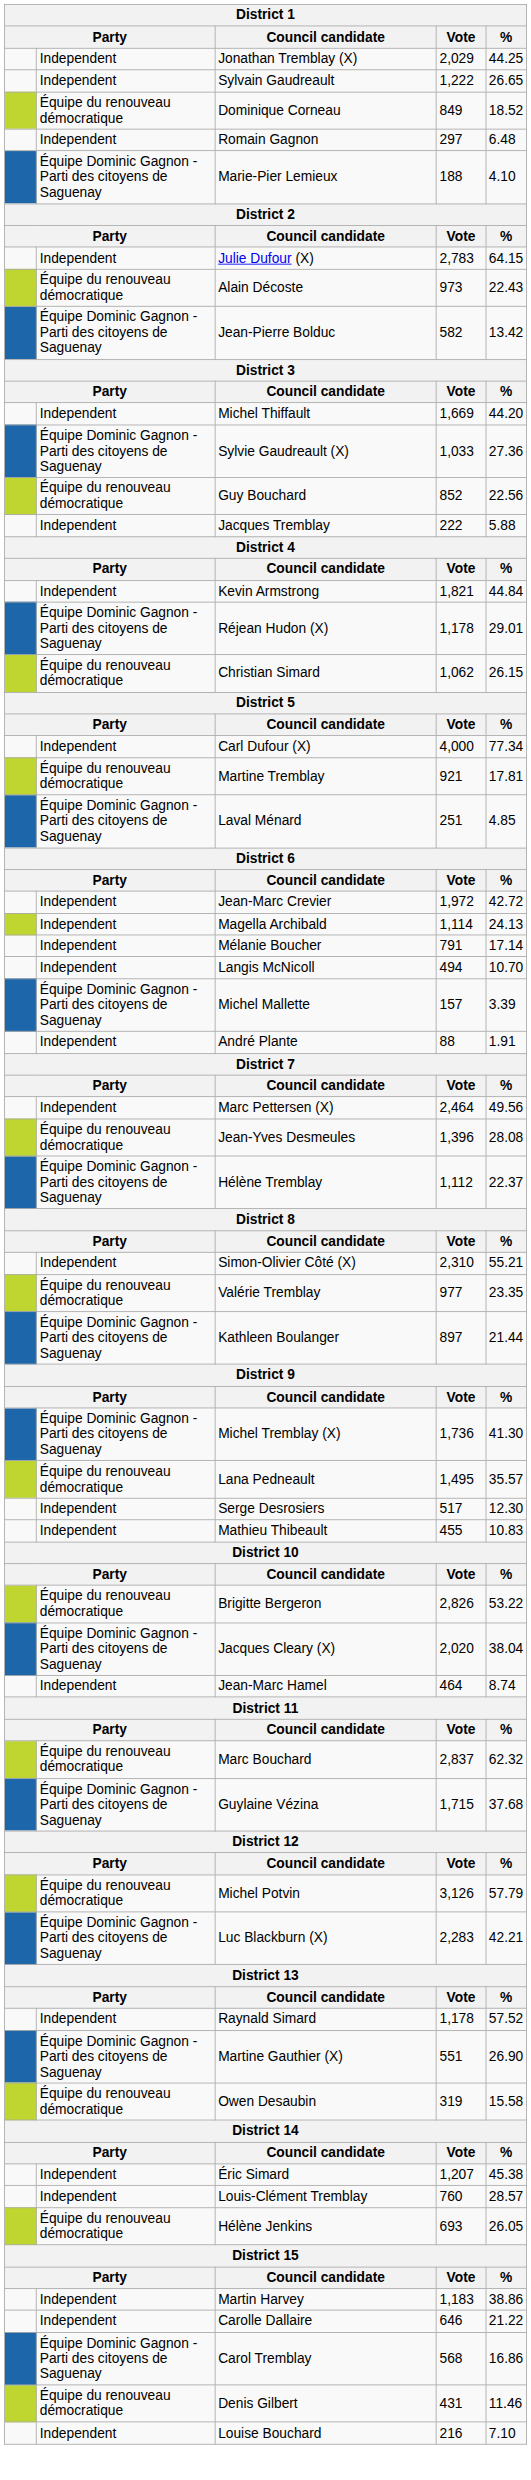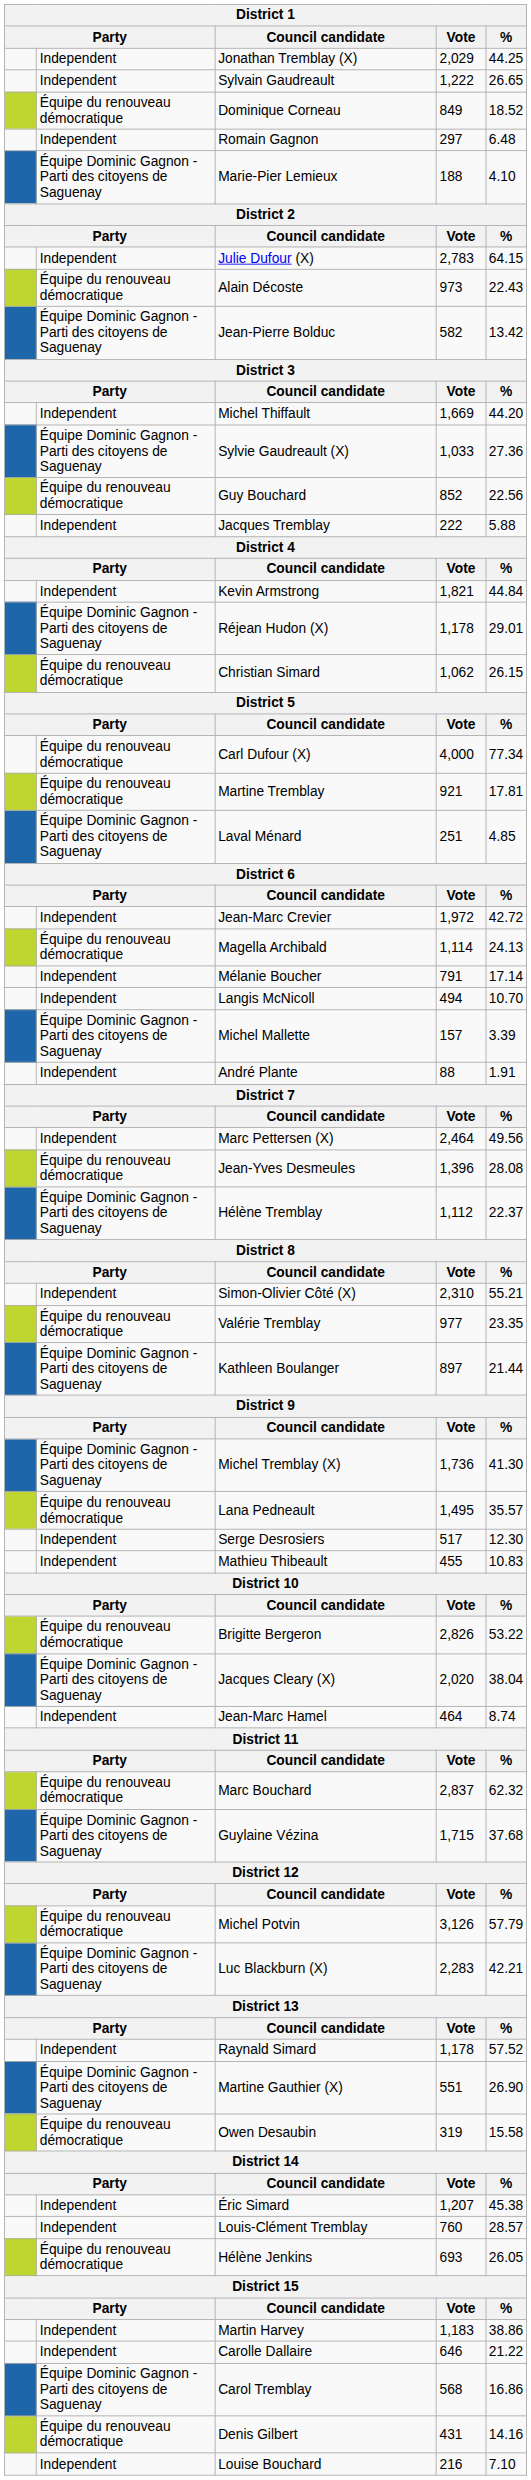(78, 746) Independent -> (105, 754) Équipe du renouveau démocratique
(78, 924) Independent -> (105, 947) Équipe du renouveau démocratique
(506, 2403) 11.46 -> (506, 2434) 14.16
